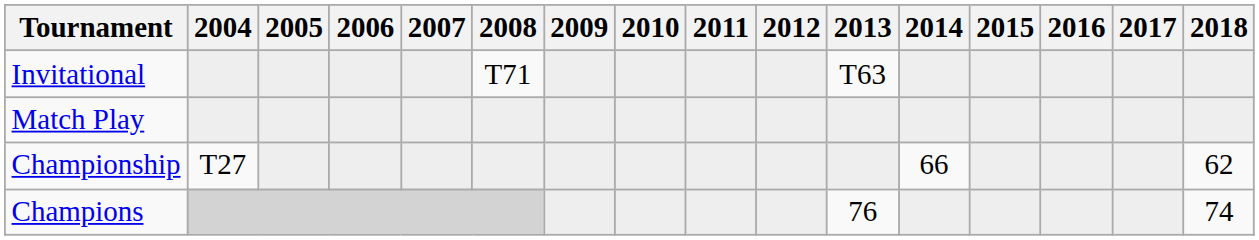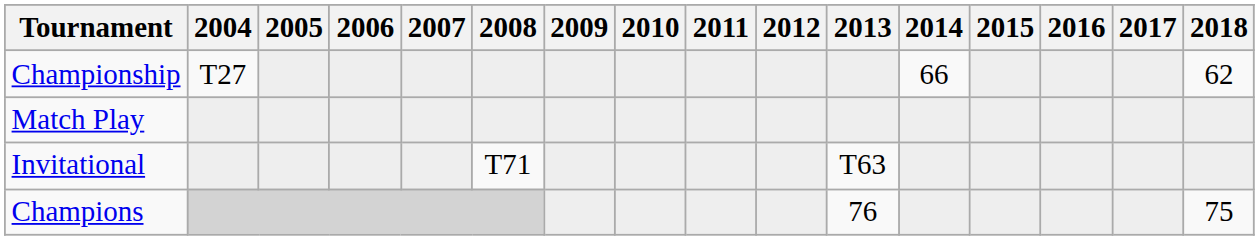rows swapped: (96, 165) <-> (78, 73)
(1219, 211) 74 -> (1219, 211) 75
